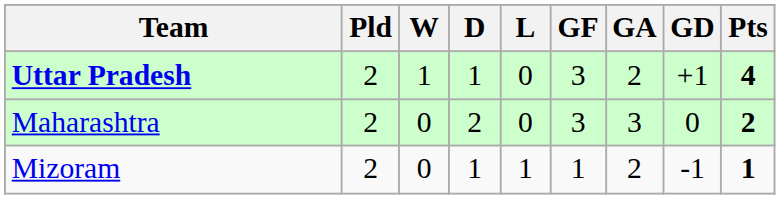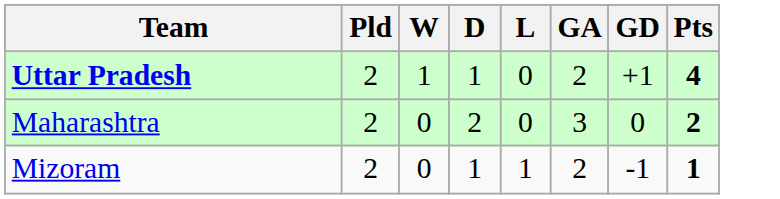- column: (578, 27)
